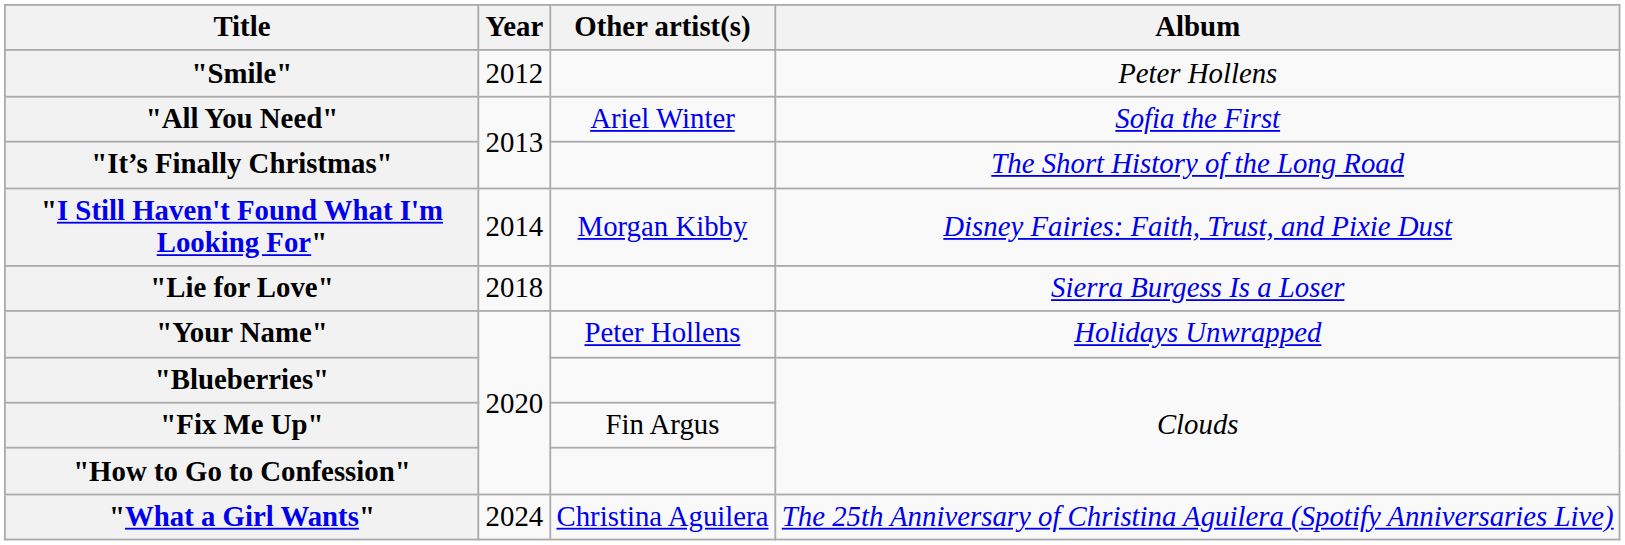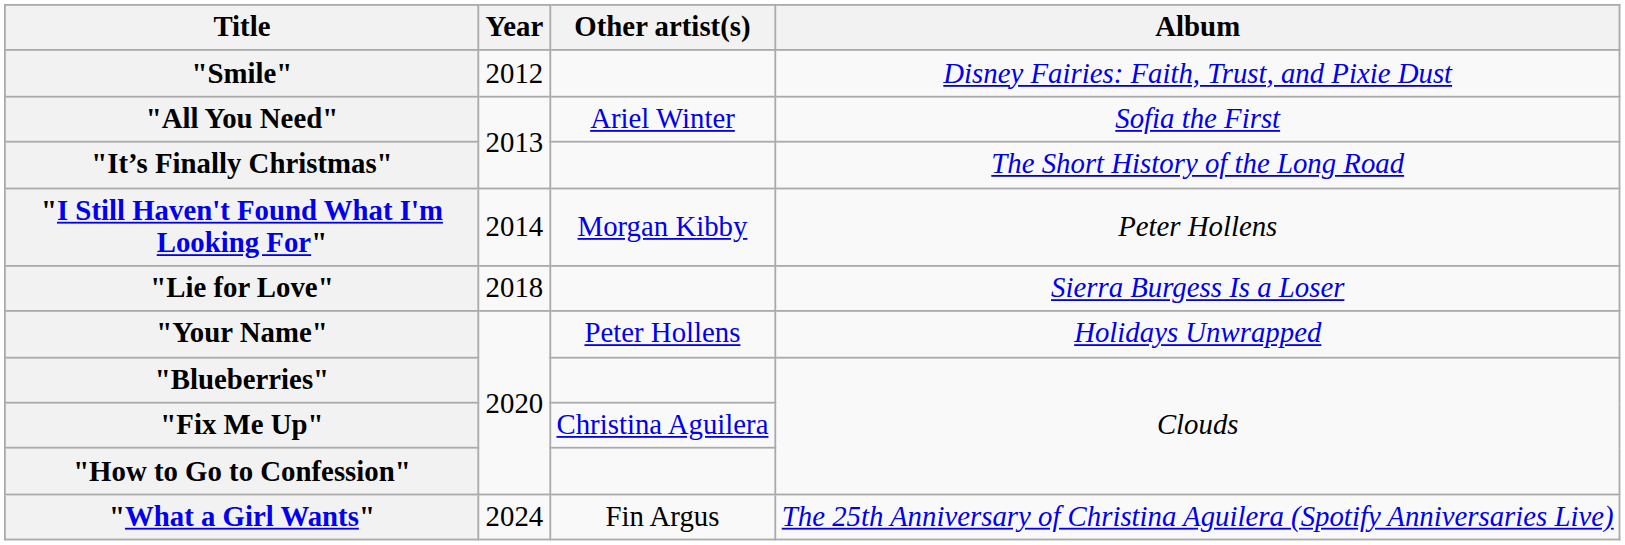(1198, 73) Peter Hollens -> (1198, 73) Disney Fairies: Faith, Trust, and Pixie Dust
(1198, 226) Disney Fairies: Faith, Trust, and Pixie Dust -> (1198, 226) Peter Hollens
(662, 425) Fin Argus -> (662, 425) Christina Aguilera
(662, 516) Christina Aguilera -> (662, 516) Fin Argus
